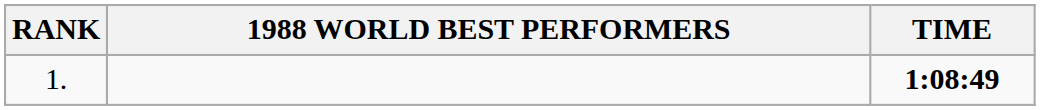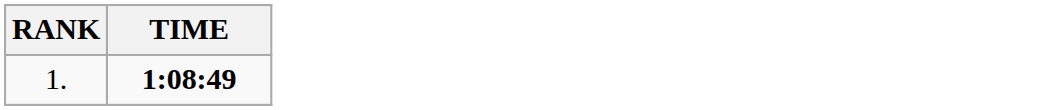- column: (489, 29)
